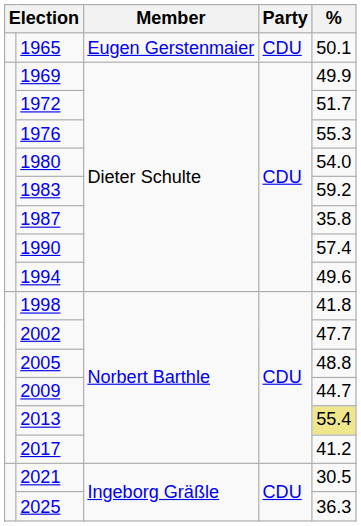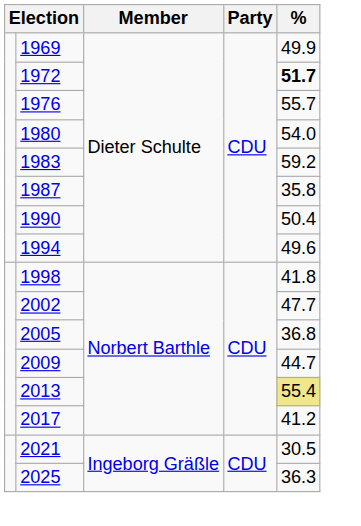- row: (40, 47)
(334, 104) normal -> (299, 76) bold
(334, 133) 55.3 -> (299, 104) 55.7
(334, 248) 57.4 -> (299, 219) 50.4
(334, 362) 48.8 -> (299, 334) 36.8
